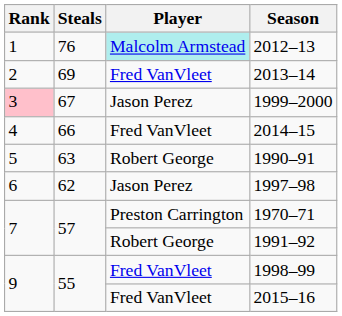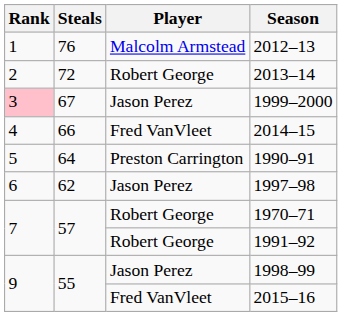(178, 46) paleturquoise background -> (178, 46) no background
(67, 74) 69 -> (67, 74) 72
(161, 74) Fred VanVleet -> (162, 74) Robert George
(67, 158) 63 -> (67, 158) 64
(162, 158) Robert George -> (177, 158) Preston Carrington
(177, 213) Preston Carrington -> (162, 213) Robert George
(161, 269) Fred VanVleet -> (151, 269) Jason Perez
